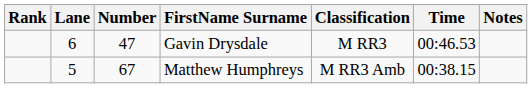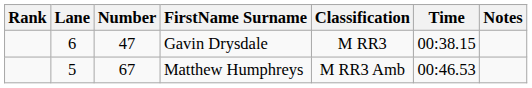(447, 43) 00:46.53 -> (447, 43) 00:38.15
(447, 69) 00:38.15 -> (447, 69) 00:46.53
